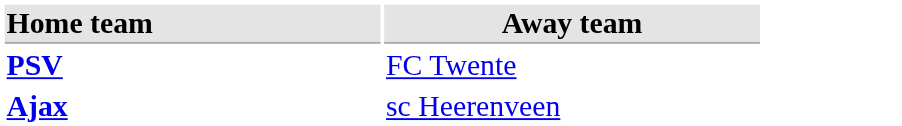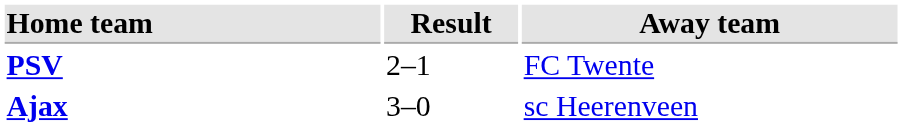+ column: (451, 22)
